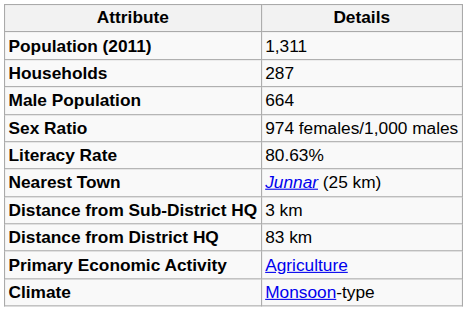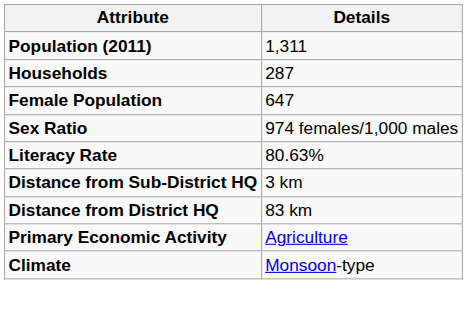- row: (75, 100)
+ row: (85, 100)
- row: (65, 182)
